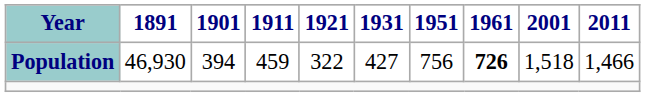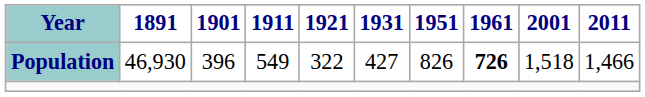(218, 61) 394 -> (218, 61) 396
(273, 61) 459 -> (273, 61) 549
(436, 61) 756 -> (436, 61) 826
